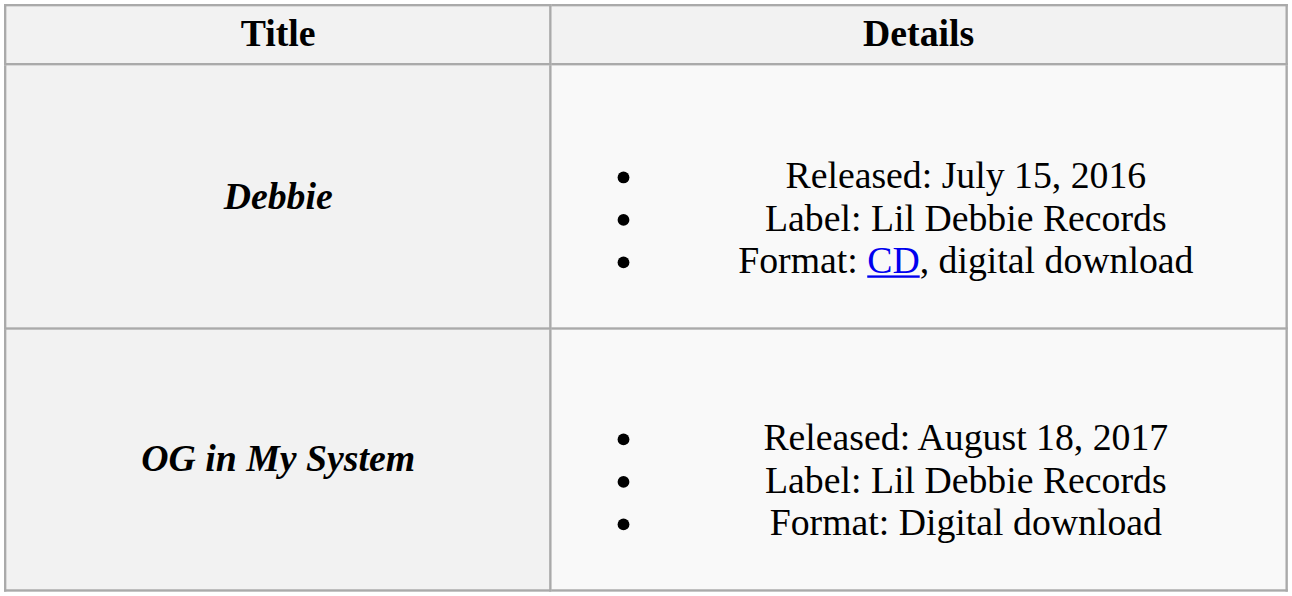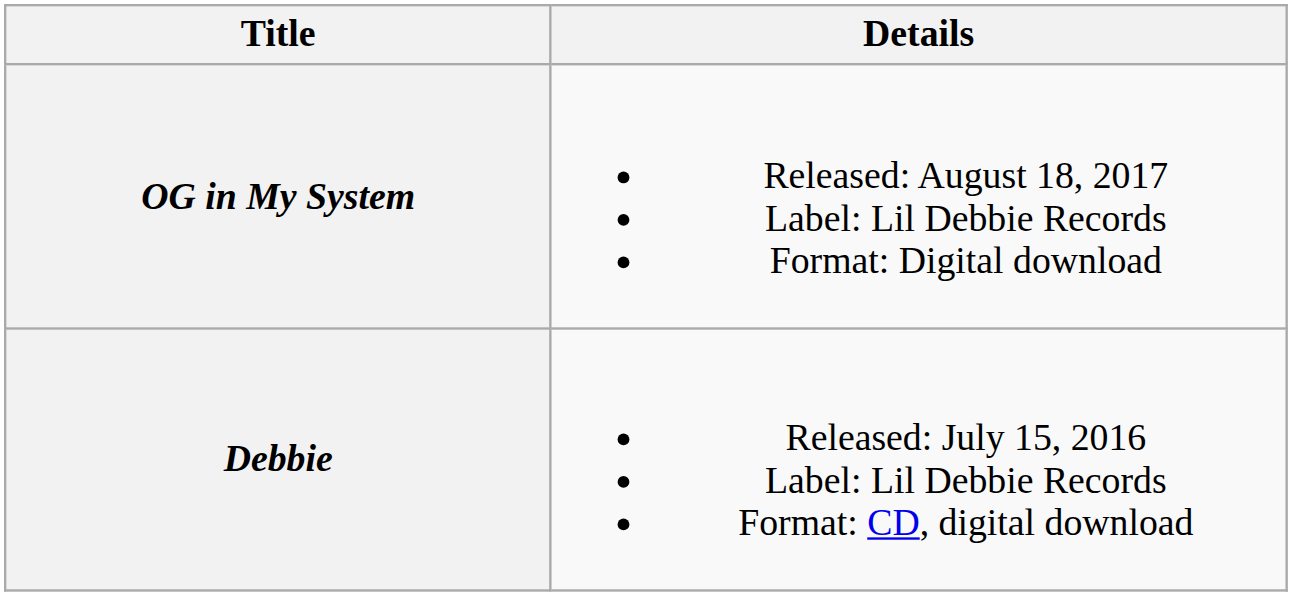rows swapped: (278, 195) <-> (278, 458)
